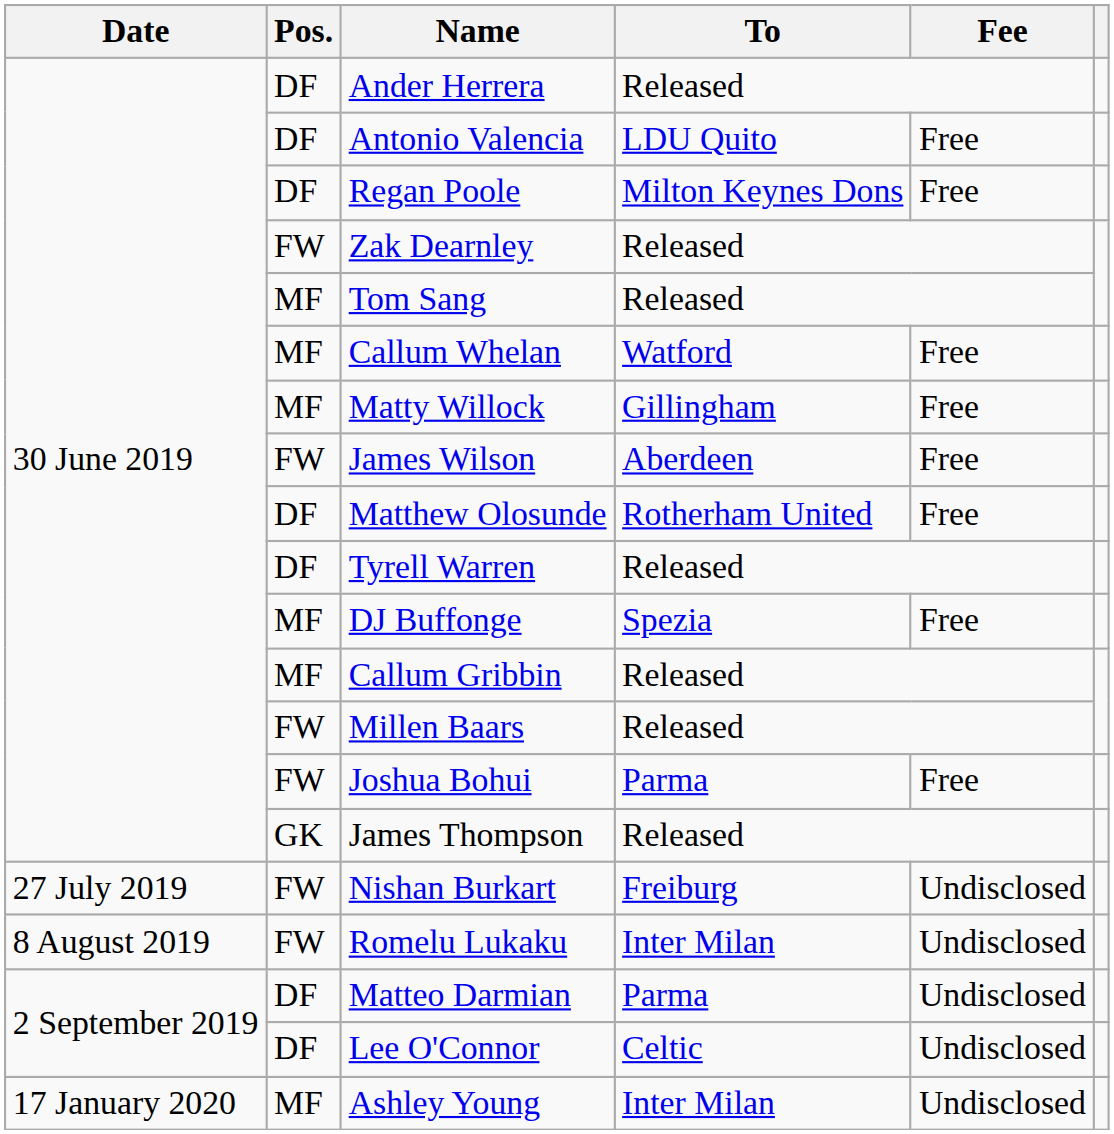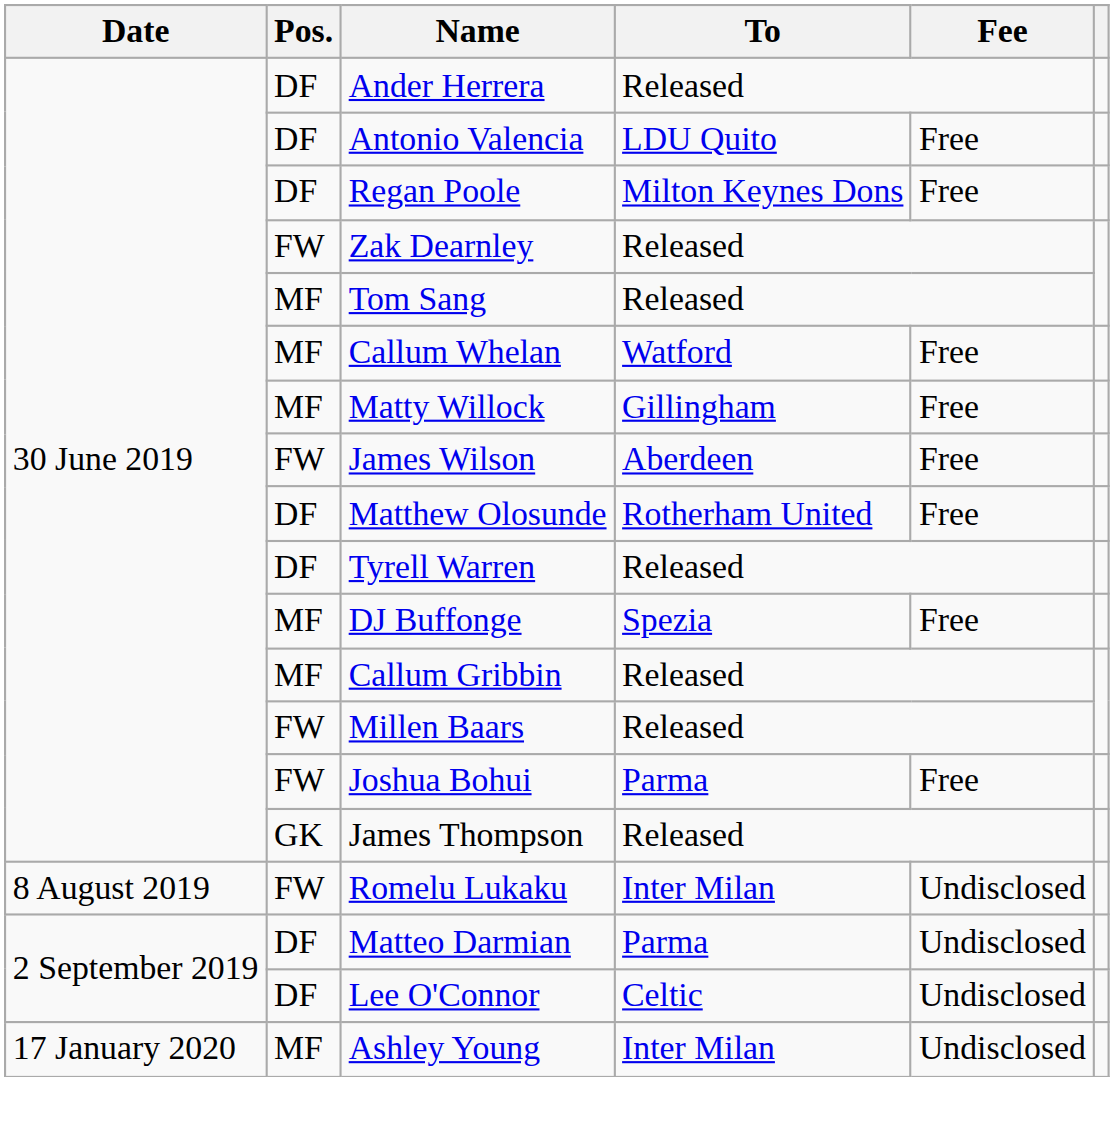- row: (452, 887)
